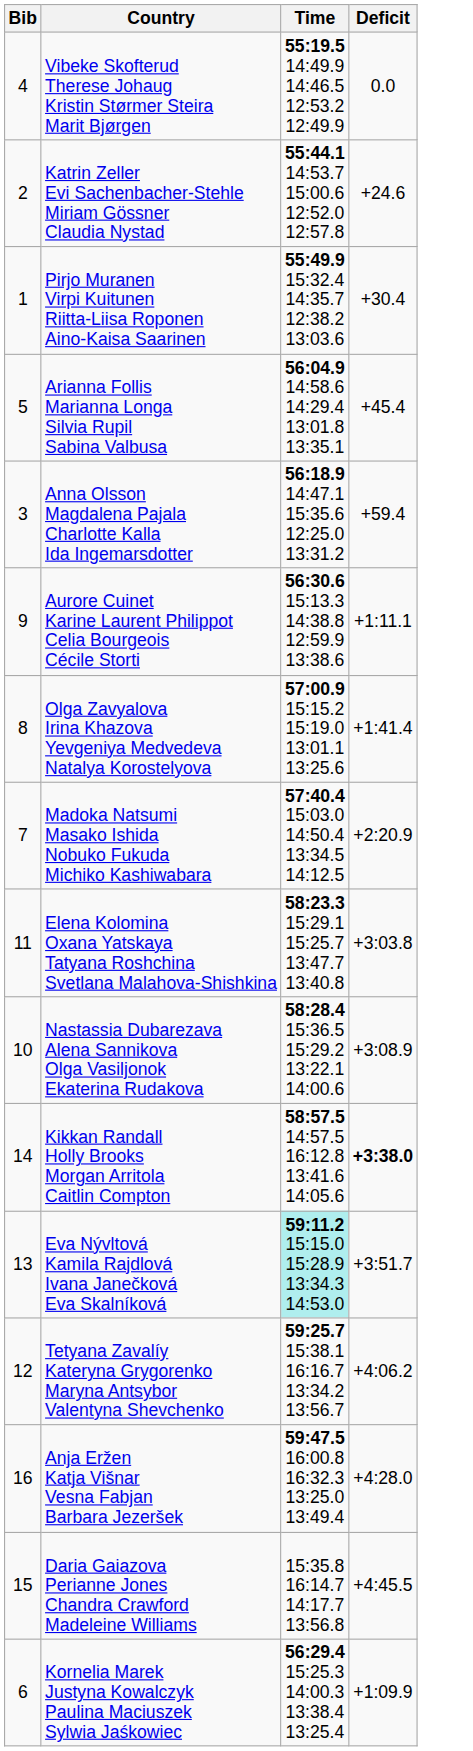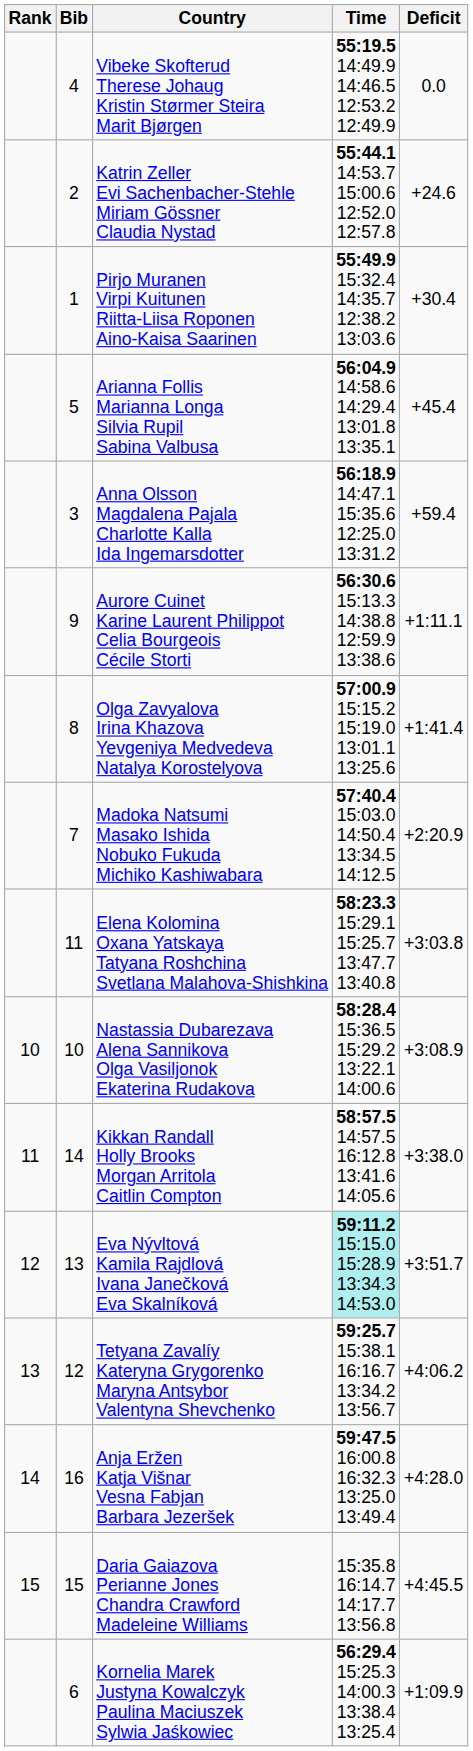+ column: (30, 18)
(383, 1157) bold -> (434, 1157) normal
